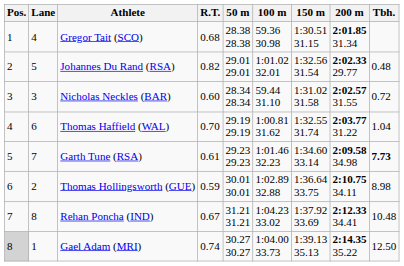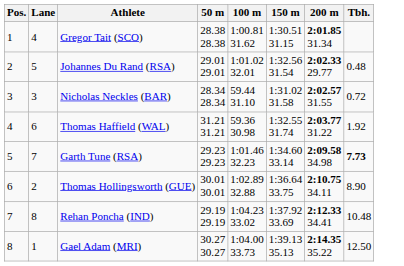- column: (210, 13)
(268, 36) 59.36 30.98 -> (247, 36) 1:00.81 31.62
(238, 126) 29.19 29.19 -> (213, 126) 31.21 31.21
(272, 126) 1:00.81 31.62 -> (243, 126) 59.36 30.98
(381, 126) 1.04 -> (356, 126) 1.92
(381, 186) 8.98 -> (356, 186) 8.90
(238, 216) 31.21 31.21 -> (213, 216) 29.19 29.19
(10, 246) lightgrey background -> (10, 246) no background
